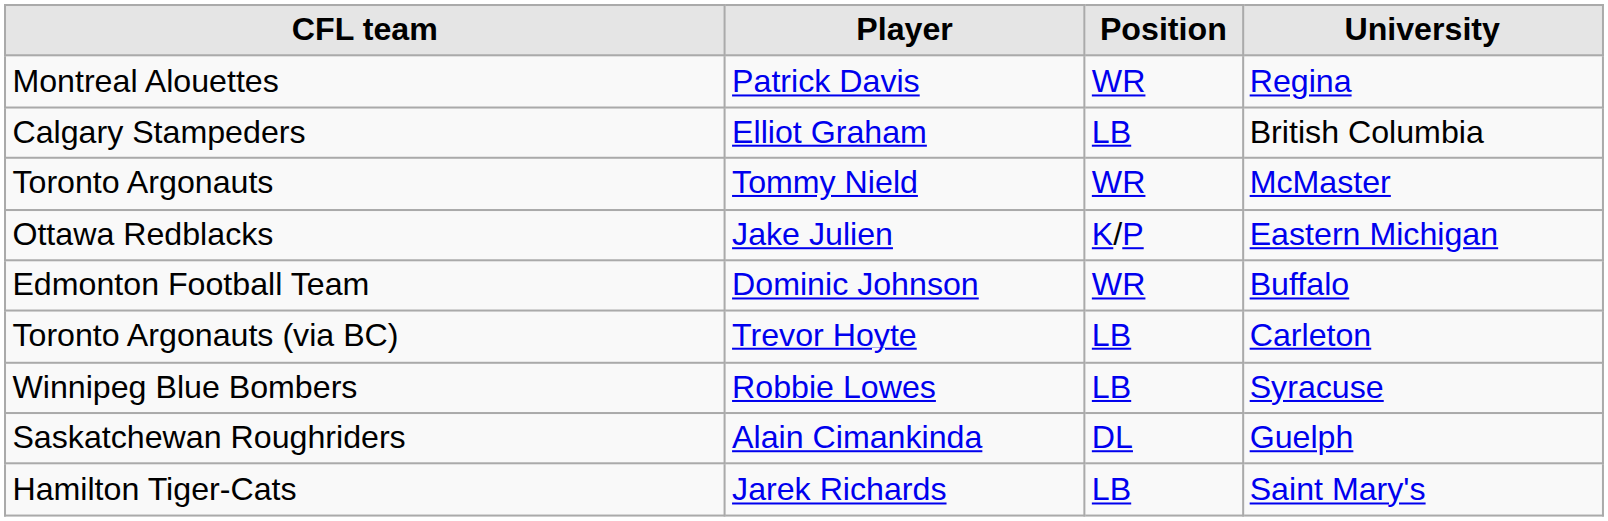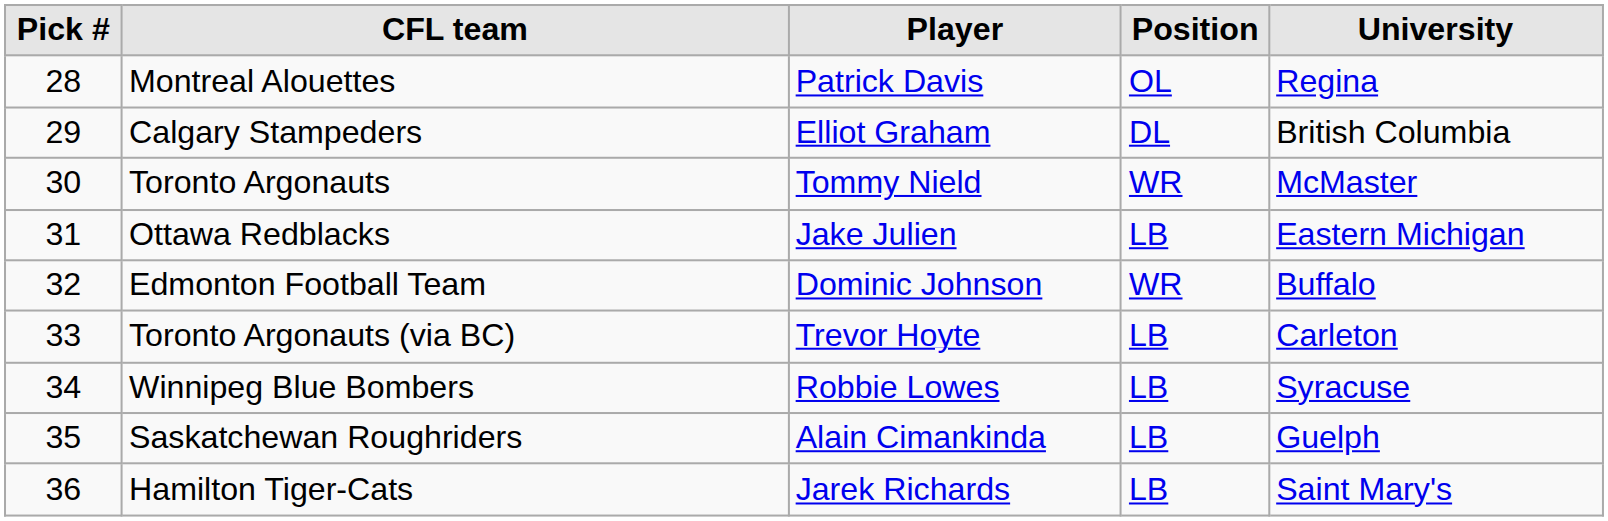+ column: (63, 30)
(1119, 81) WR -> (1150, 81) OL
(1112, 132) LB -> (1149, 132) DL
(1118, 234) K/P -> (1149, 234) LB
(1112, 438) DL -> (1149, 438) LB
